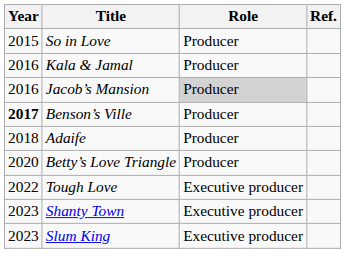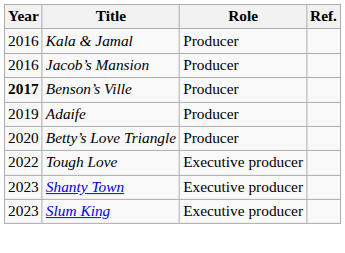- row: (78, 41)
(211, 89) lightgrey background -> (211, 65) no background
(23, 138) 2018 -> (23, 114) 2019
